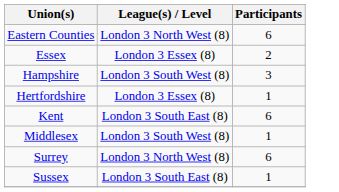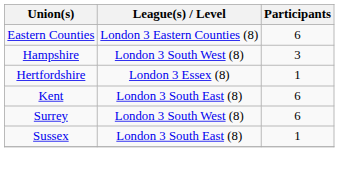(165, 34) London 3 North West (8) -> (179, 34) London 3 Eastern Counties (8)
- row: (51, 55)
- row: (51, 136)
(165, 156) London 3 North West (8) -> (179, 116) London 3 South West (8)
